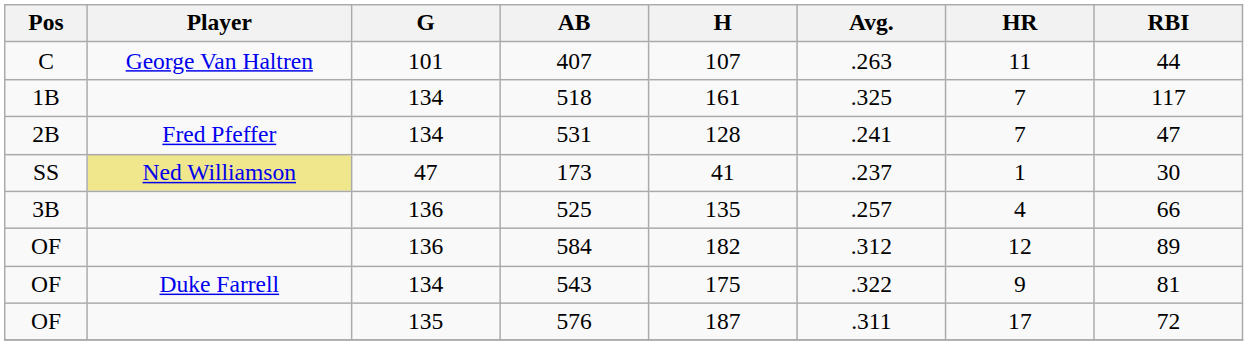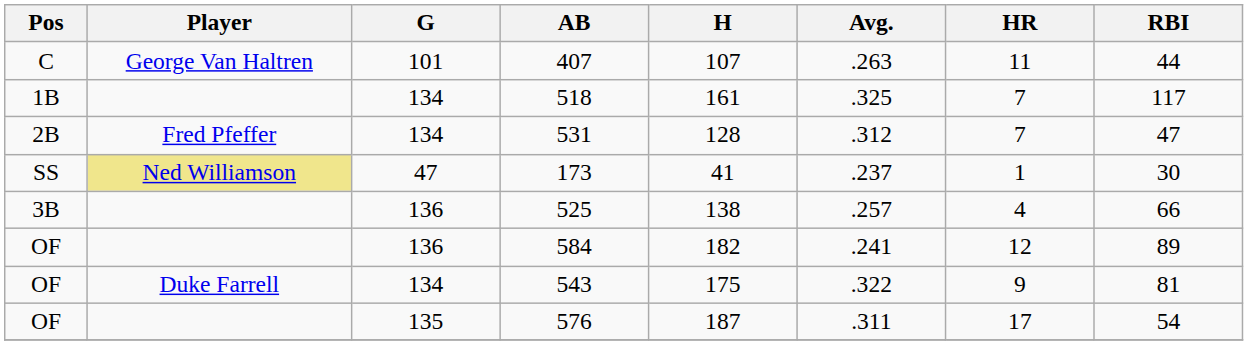(871, 135) .241 -> (871, 135) .312
(723, 209) 135 -> (723, 209) 138
(871, 246) .312 -> (871, 246) .241
(1168, 321) 72 -> (1168, 321) 54
